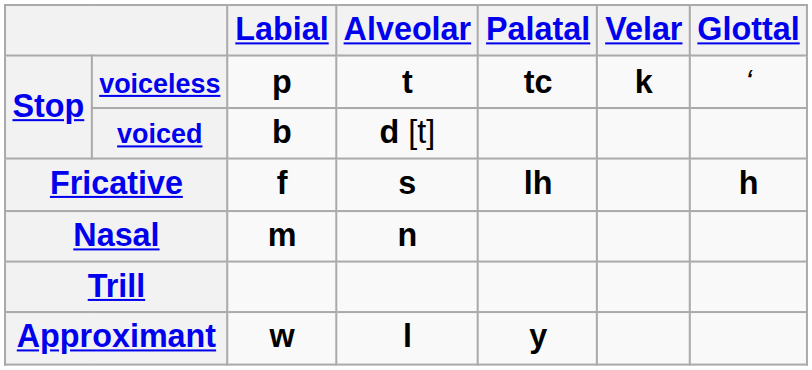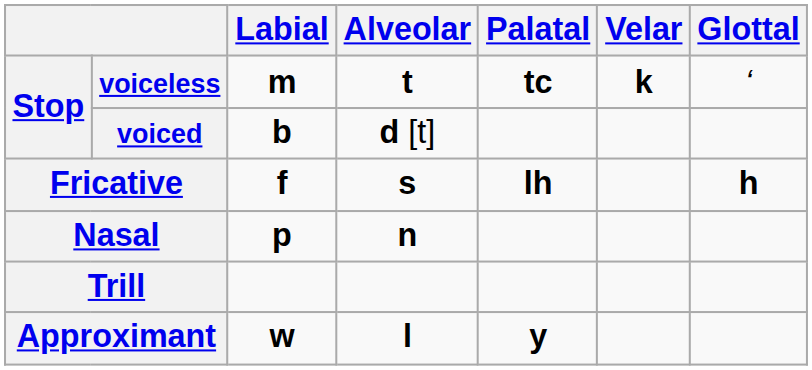(282, 81) p -> (282, 81) m
(282, 235) m -> (282, 235) p
